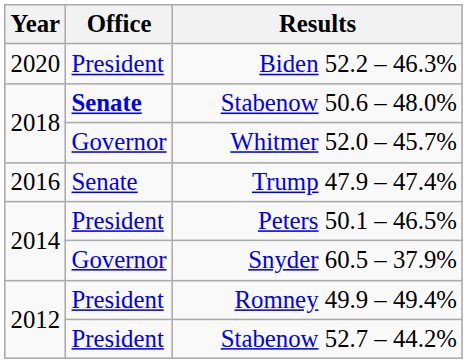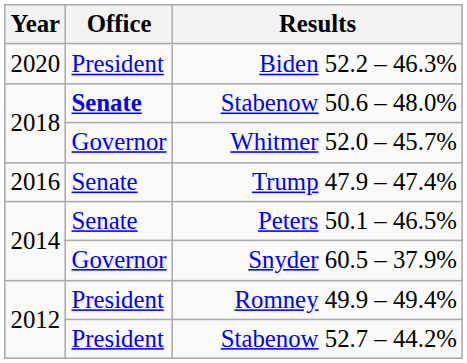(118, 220) President -> (105, 220) Senate
